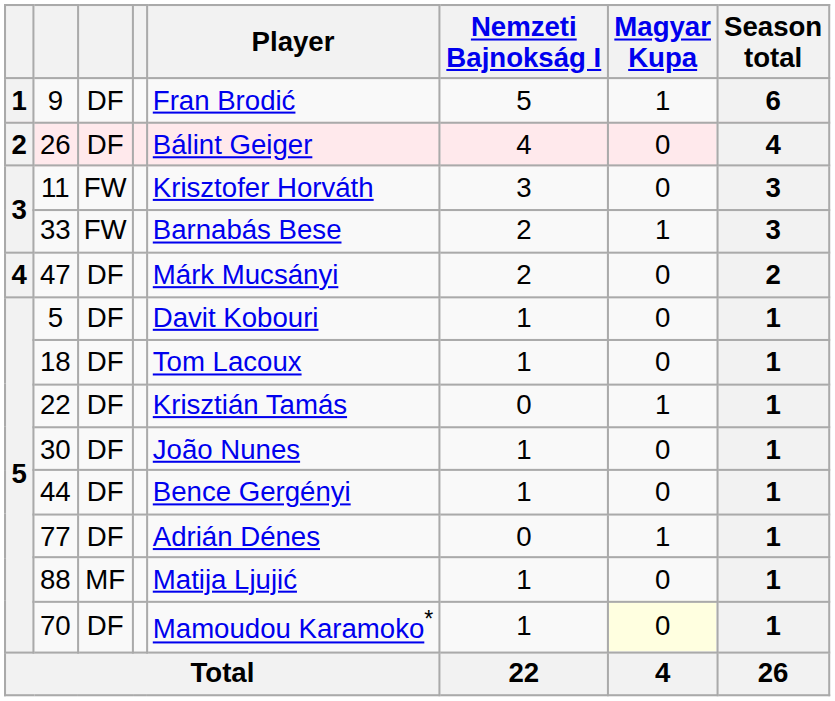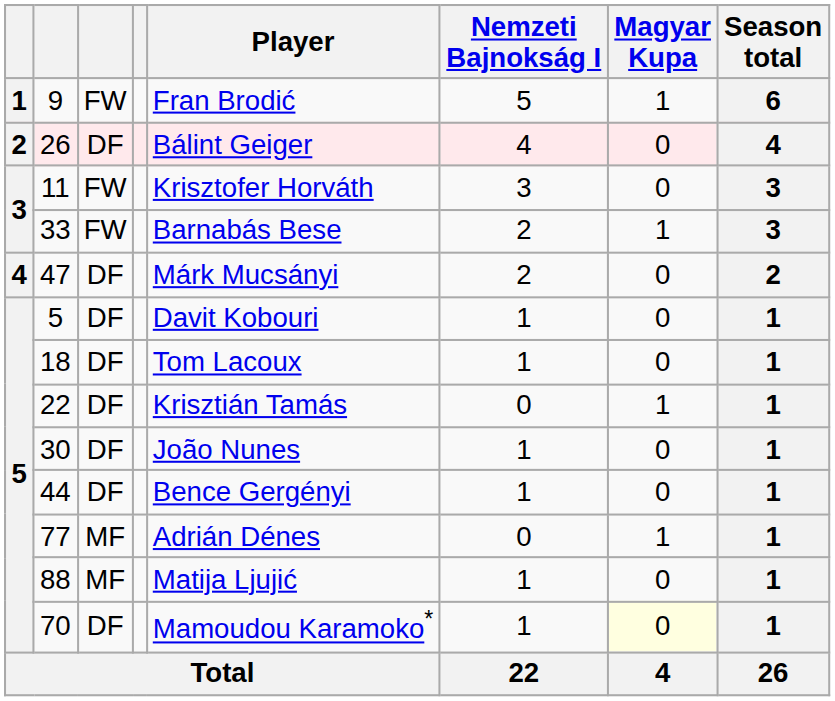(105, 100) DF -> (105, 100) FW
(105, 536) DF -> (105, 536) MF
